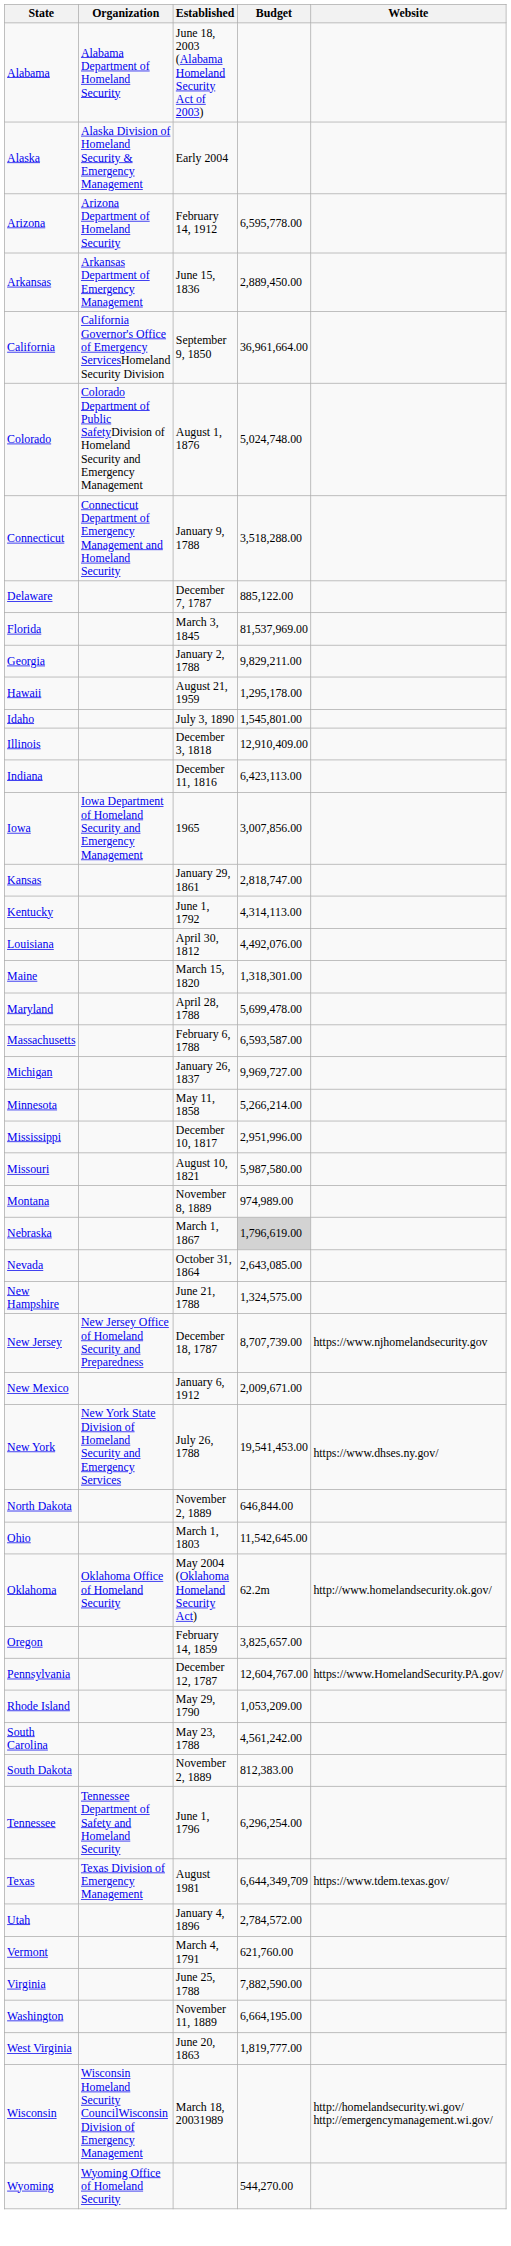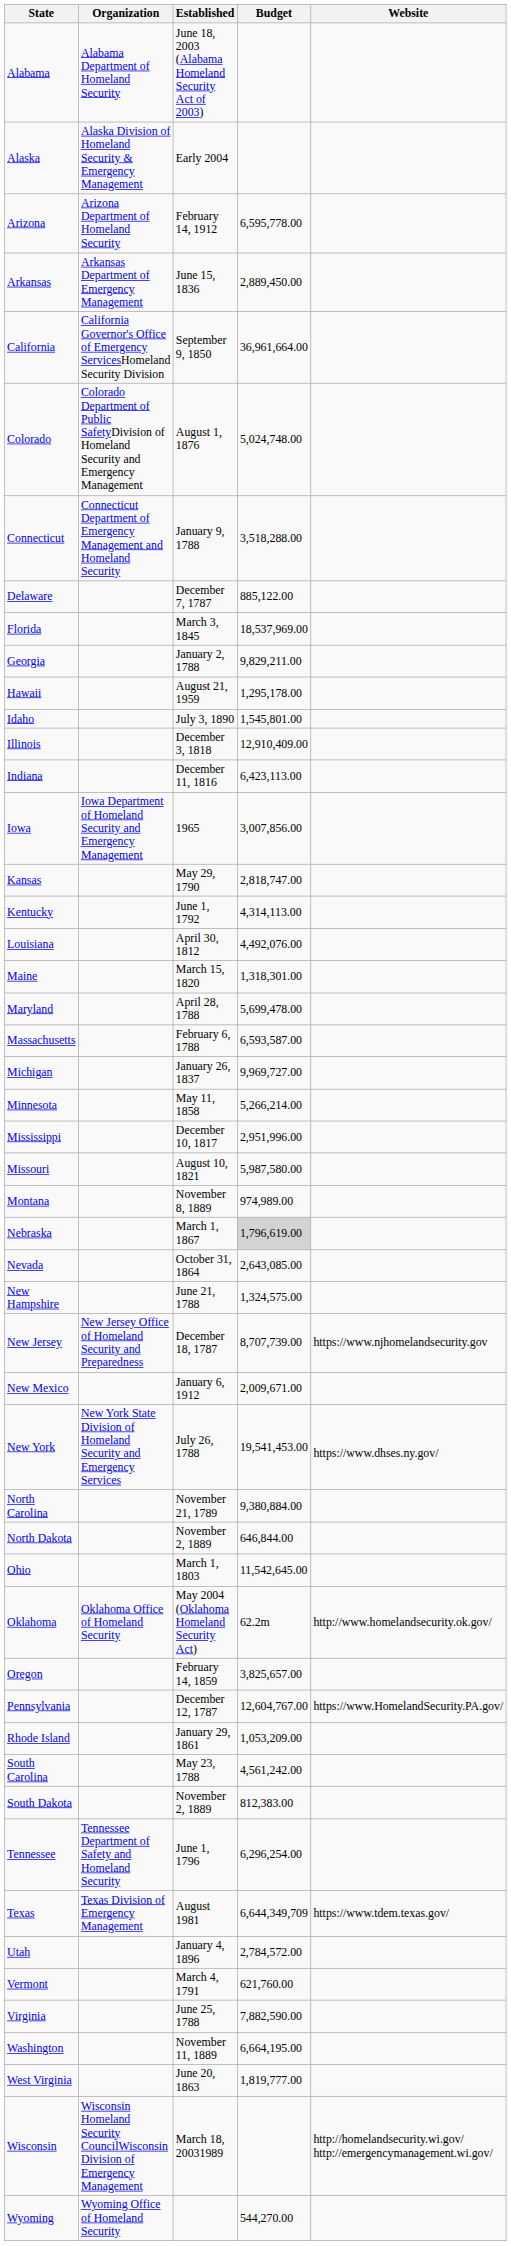(274, 629) 81,537,969.00 -> (274, 629) 18,537,969.00
(203, 880) January 29, 1861 -> (196, 880) May 29, 1790
+ row: (27, 1506)
(196, 1706) May 29, 1790 -> (203, 1738) January 29, 1861
